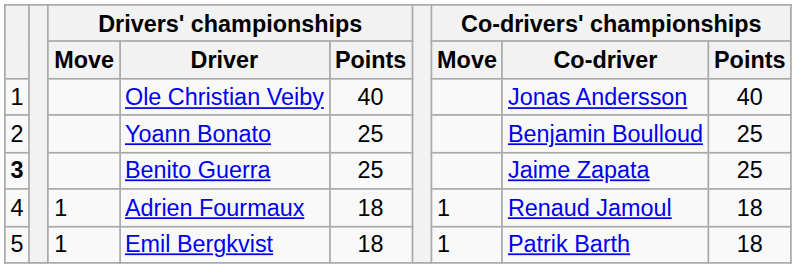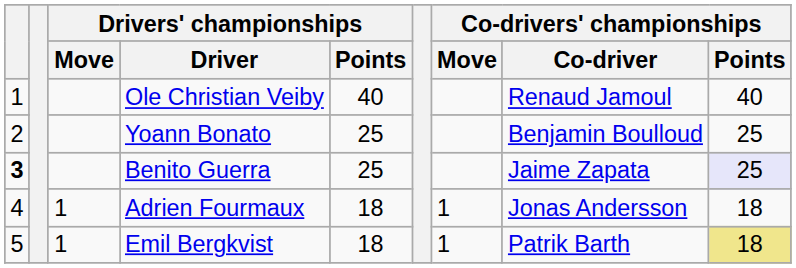(598, 97) Jonas Andersson -> (590, 97) Renaud Jamoul
(750, 170) no background -> (750, 170) lavender background
(590, 207) Renaud Jamoul -> (598, 207) Jonas Andersson
(750, 244) no background -> (750, 244) khaki background
